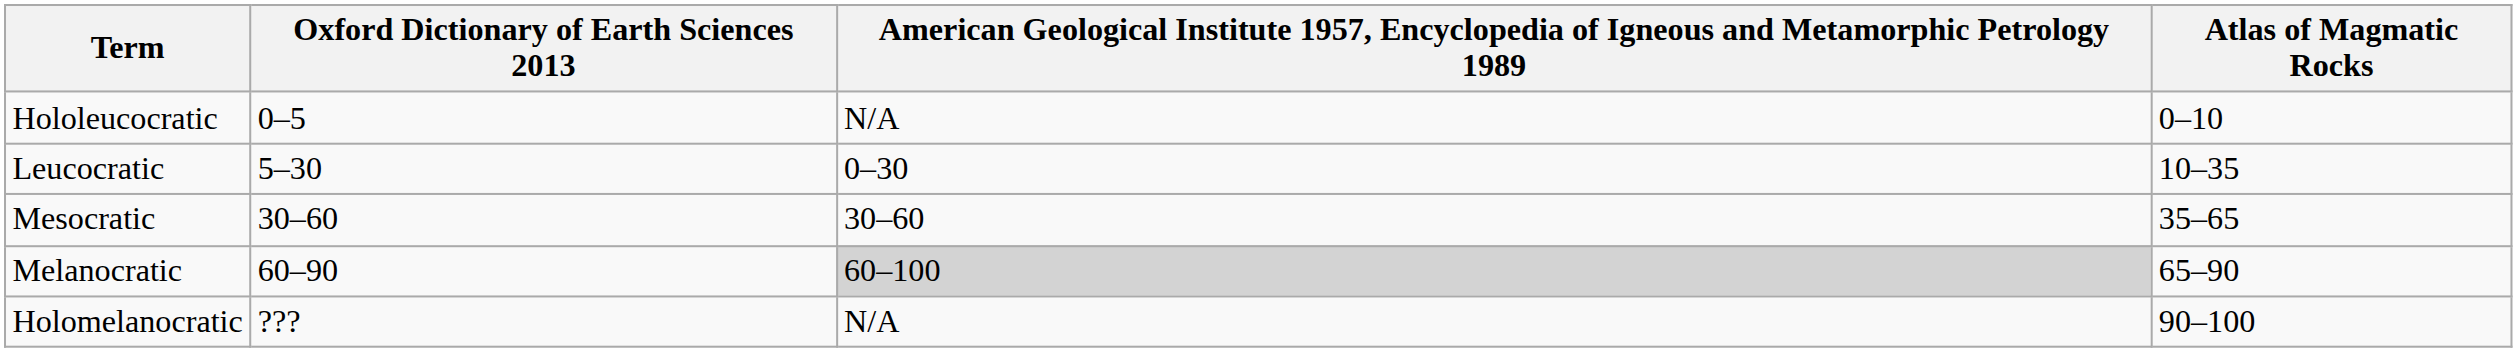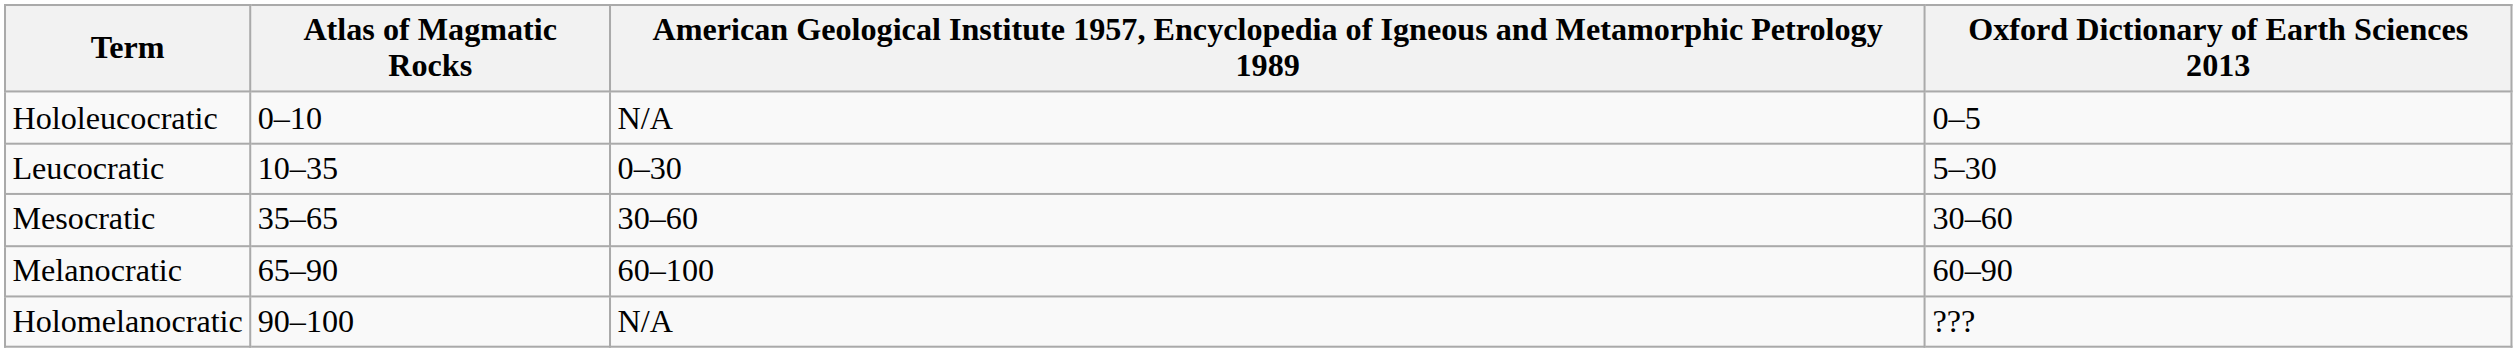columns swapped: (2331, 48) <-> (543, 48)
(892, 270) lightgrey background -> (666, 270) no background
